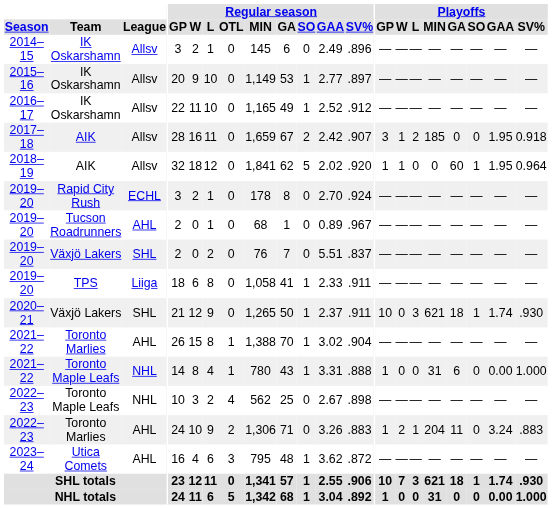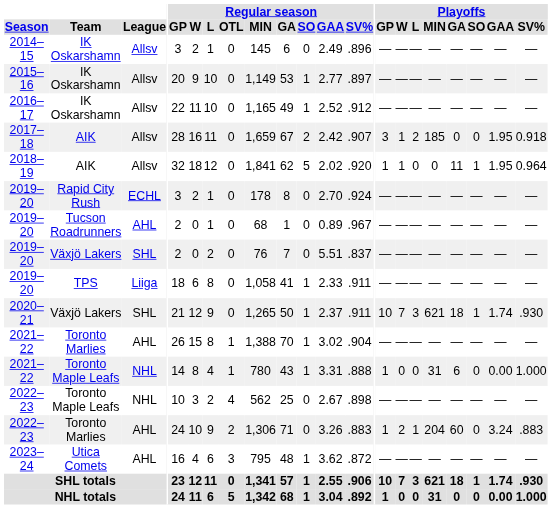(457, 166) 60 -> (457, 166) 11
(402, 312) 0 -> (402, 312) 7
(457, 429) 11 -> (457, 429) 60
